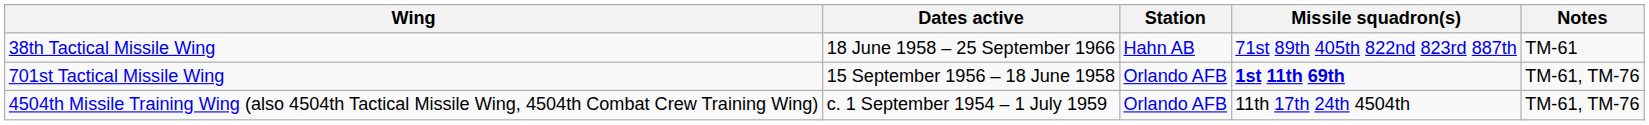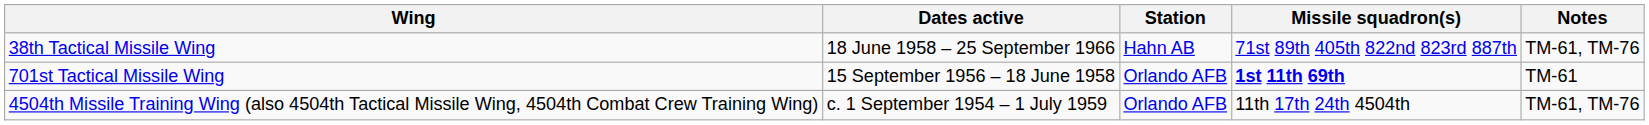(1551, 47) TM-61 -> (1582, 47) TM-61, TM-76
(1582, 76) TM-61, TM-76 -> (1551, 76) TM-61
